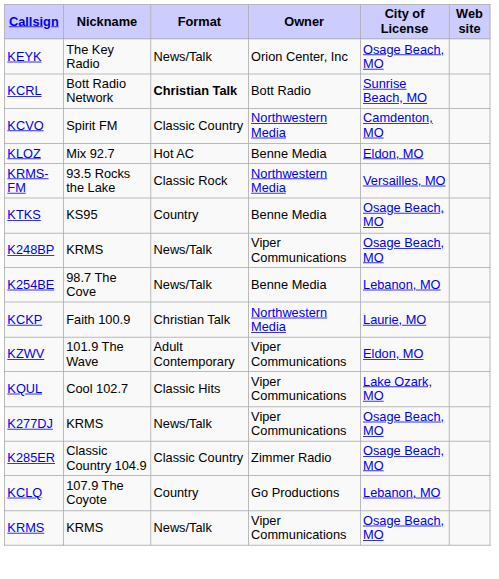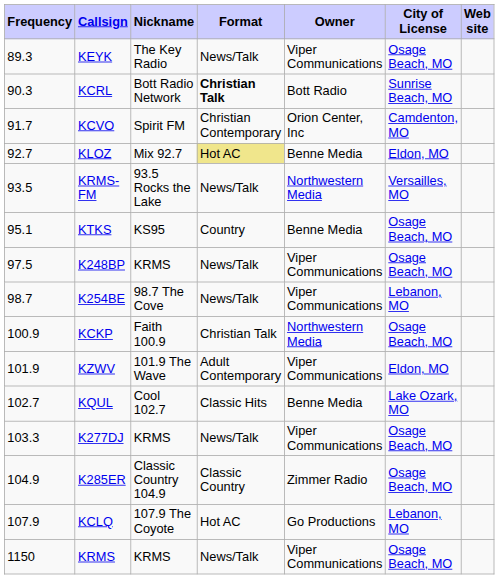+ column: (40, 21)
(299, 56) Orion Center, Inc -> (335, 56) Viper Communications
(198, 125) Classic Country -> (241, 125) Christian Contemporary
(289, 125) Northwestern Media -> (325, 125) Orion Center, Inc
(174, 153) no background -> (220, 153) khaki background
(190, 180) Classic Rock -> (229, 188) News/Talk
(289, 285) Benne Media -> (335, 299) Viper Communications
(395, 319) Laurie, MO -> (420, 334) Osage Beach, MO
(299, 389) Viper Communications -> (325, 403) Benne Media
(176, 493) Country -> (220, 522) Hot AC
